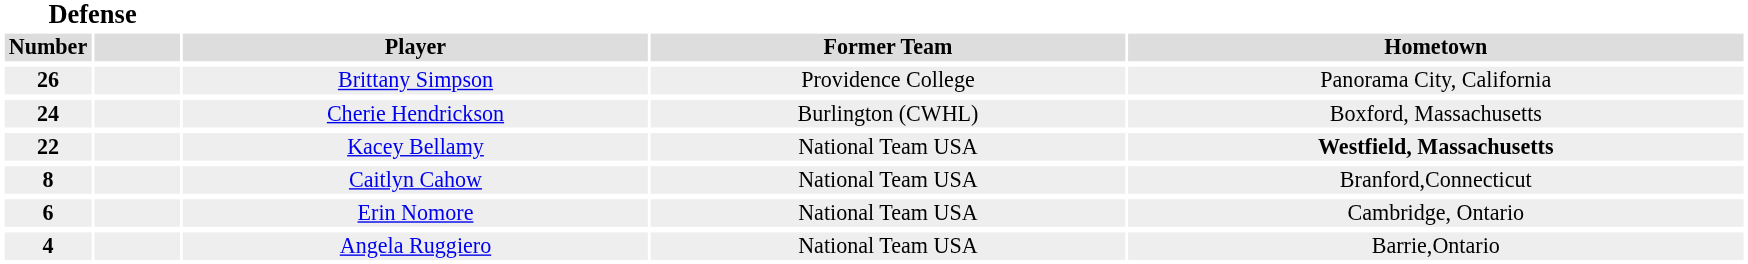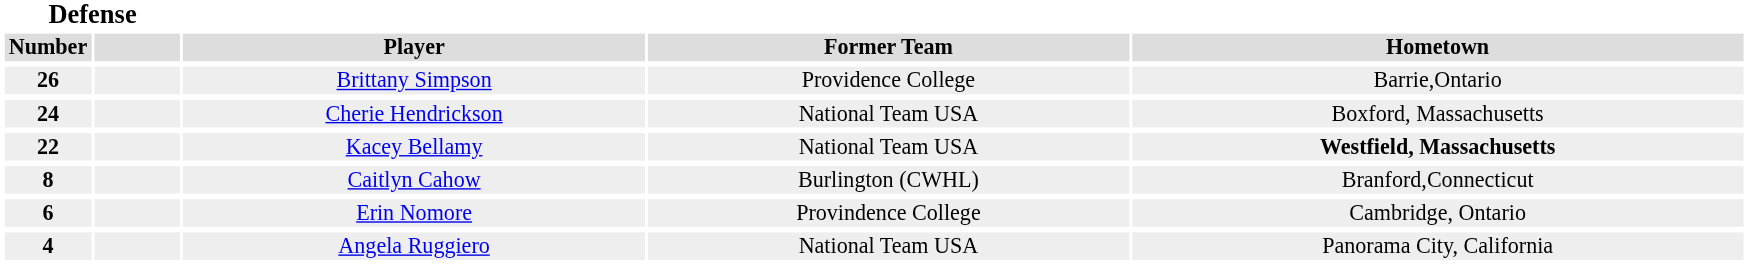(1436, 80) Panorama City, California -> (1438, 80) Barrie,Ontario
(888, 113) Burlington (CWHL) -> (888, 113) National Team USA
(888, 179) National Team USA -> (888, 179) Burlington (CWHL)
(888, 212) National Team USA -> (888, 212) Provindence College
(1436, 245) Barrie,Ontario -> (1438, 245) Panorama City, California
